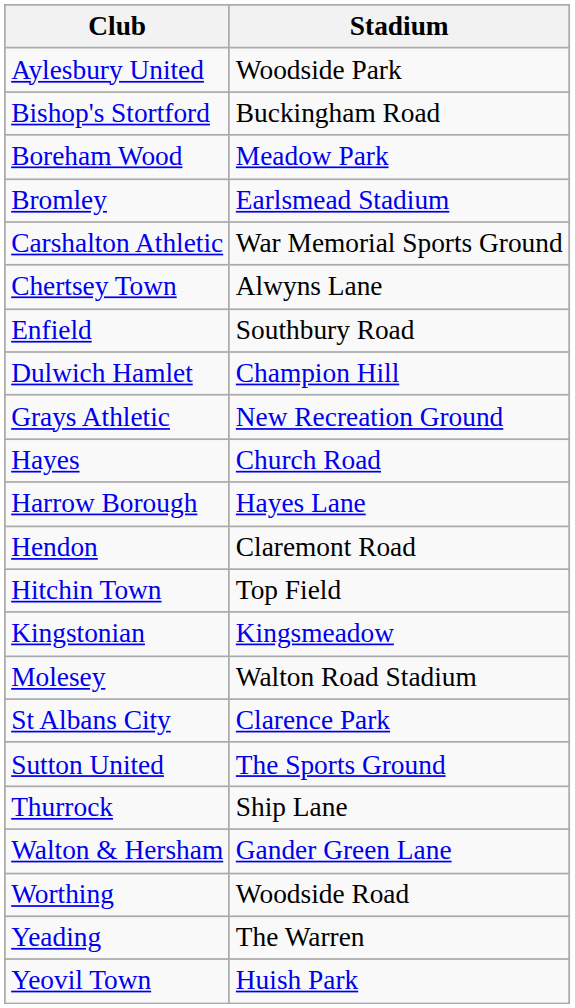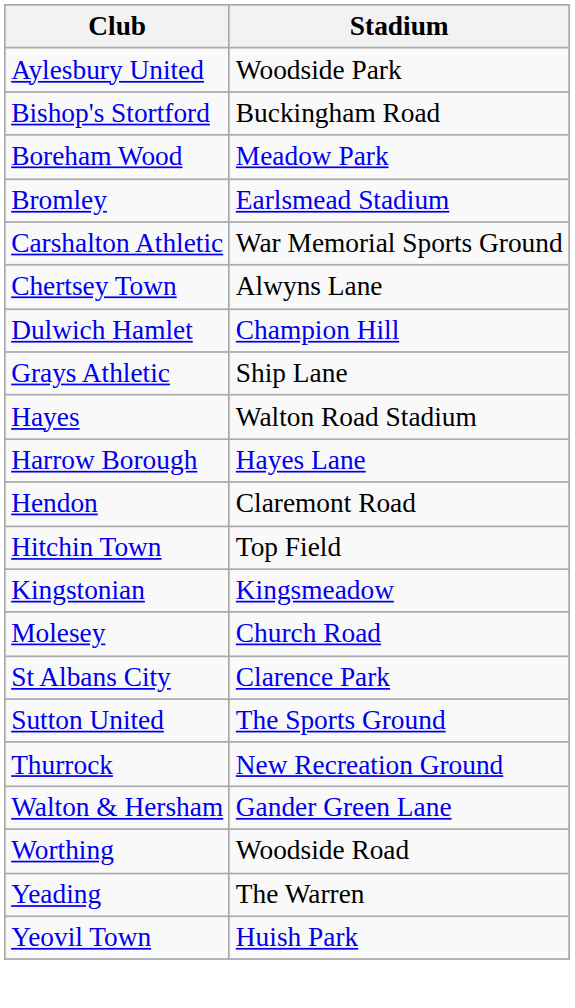- row: (51, 329)
(370, 416) New Recreation Ground -> (292, 373) Ship Lane
(308, 460) Church Road -> (356, 416) Walton Road Stadium
(356, 677) Walton Road Stadium -> (308, 633) Church Road
(292, 807) Ship Lane -> (370, 763) New Recreation Ground
